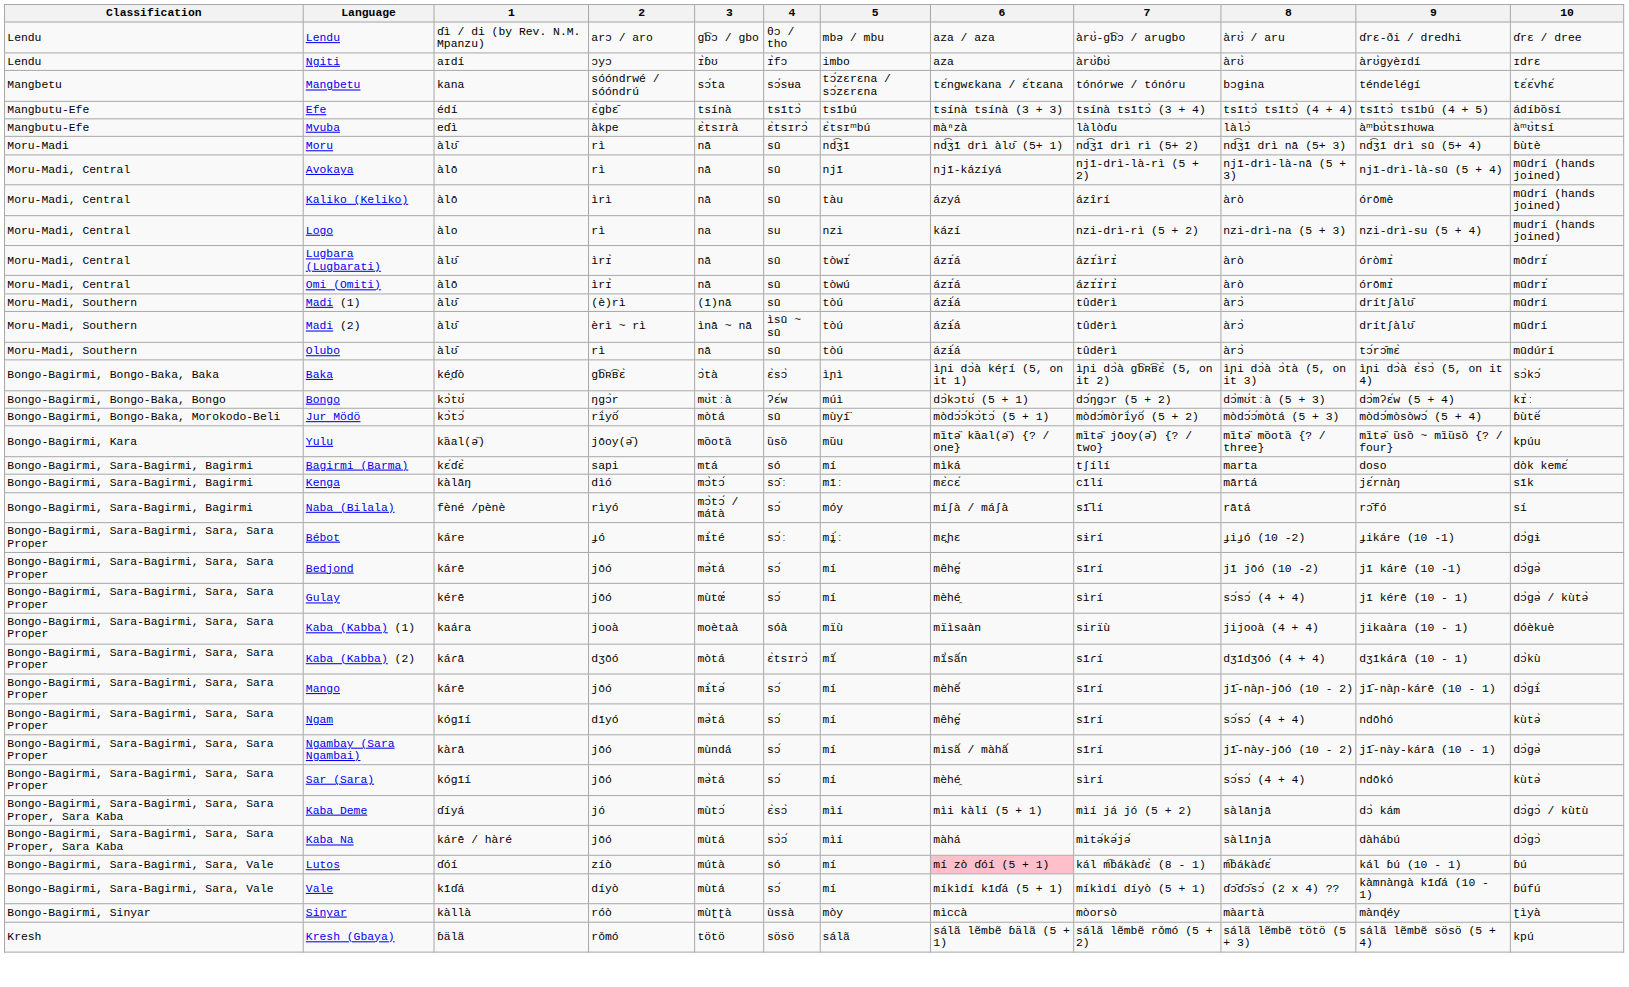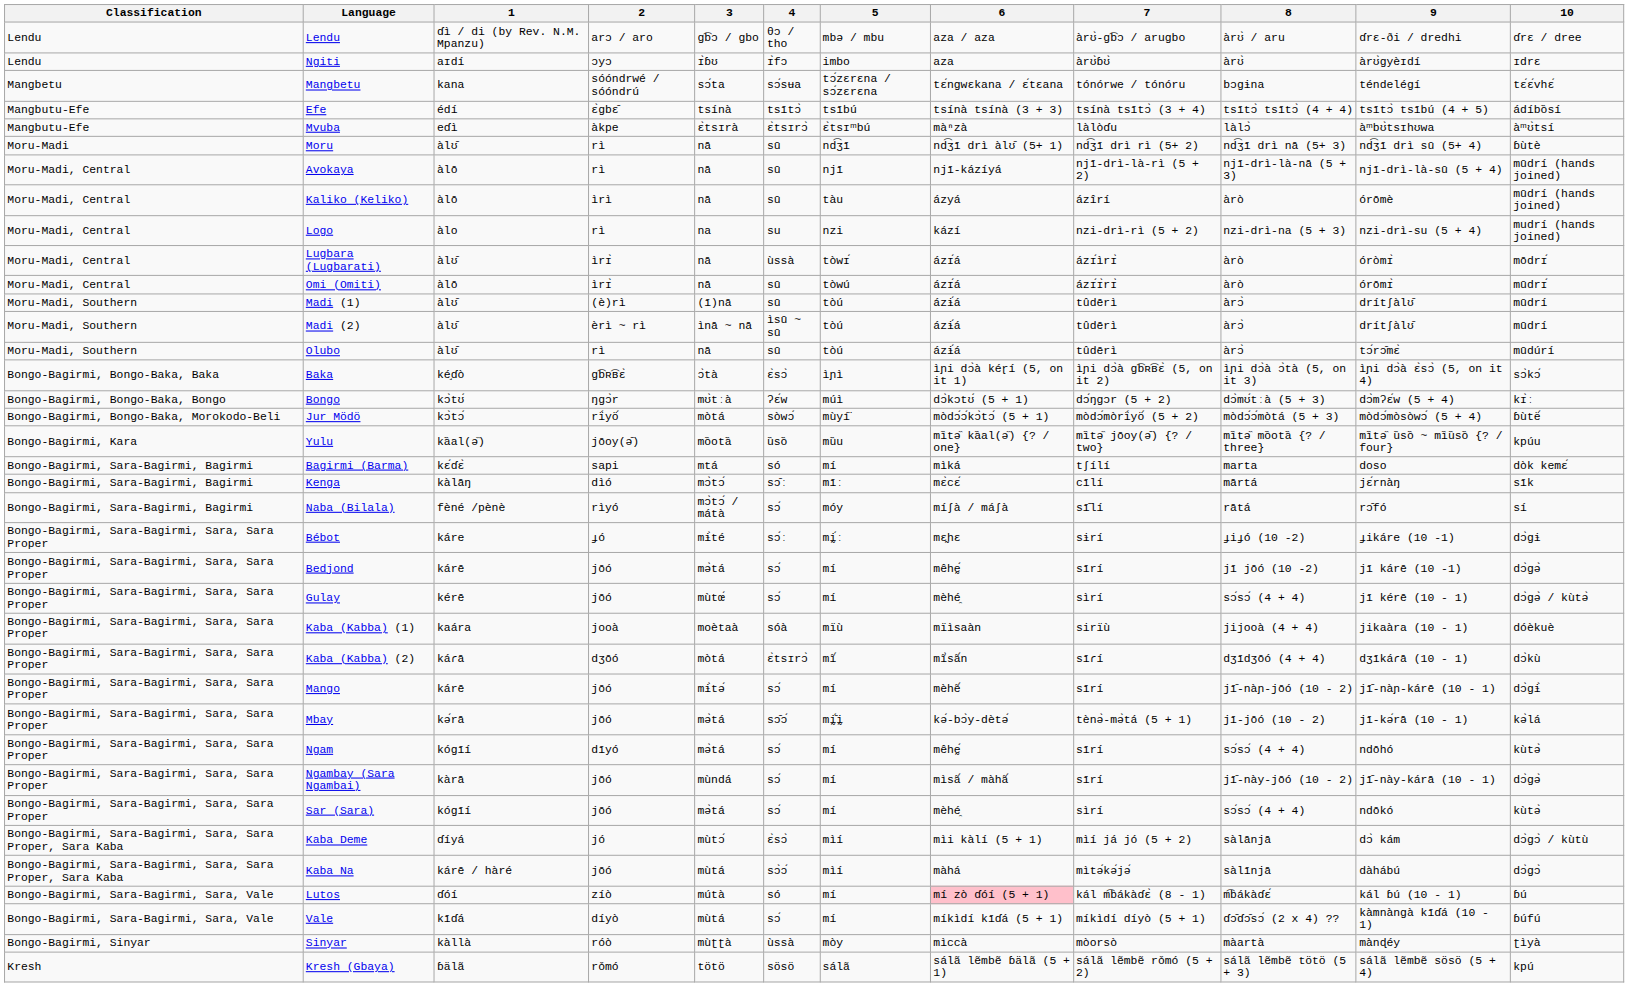(774, 261) sū -> (781, 261) ùssà
(774, 417) sū -> (781, 417) sòwɔ́
+ row: (319, 719)
